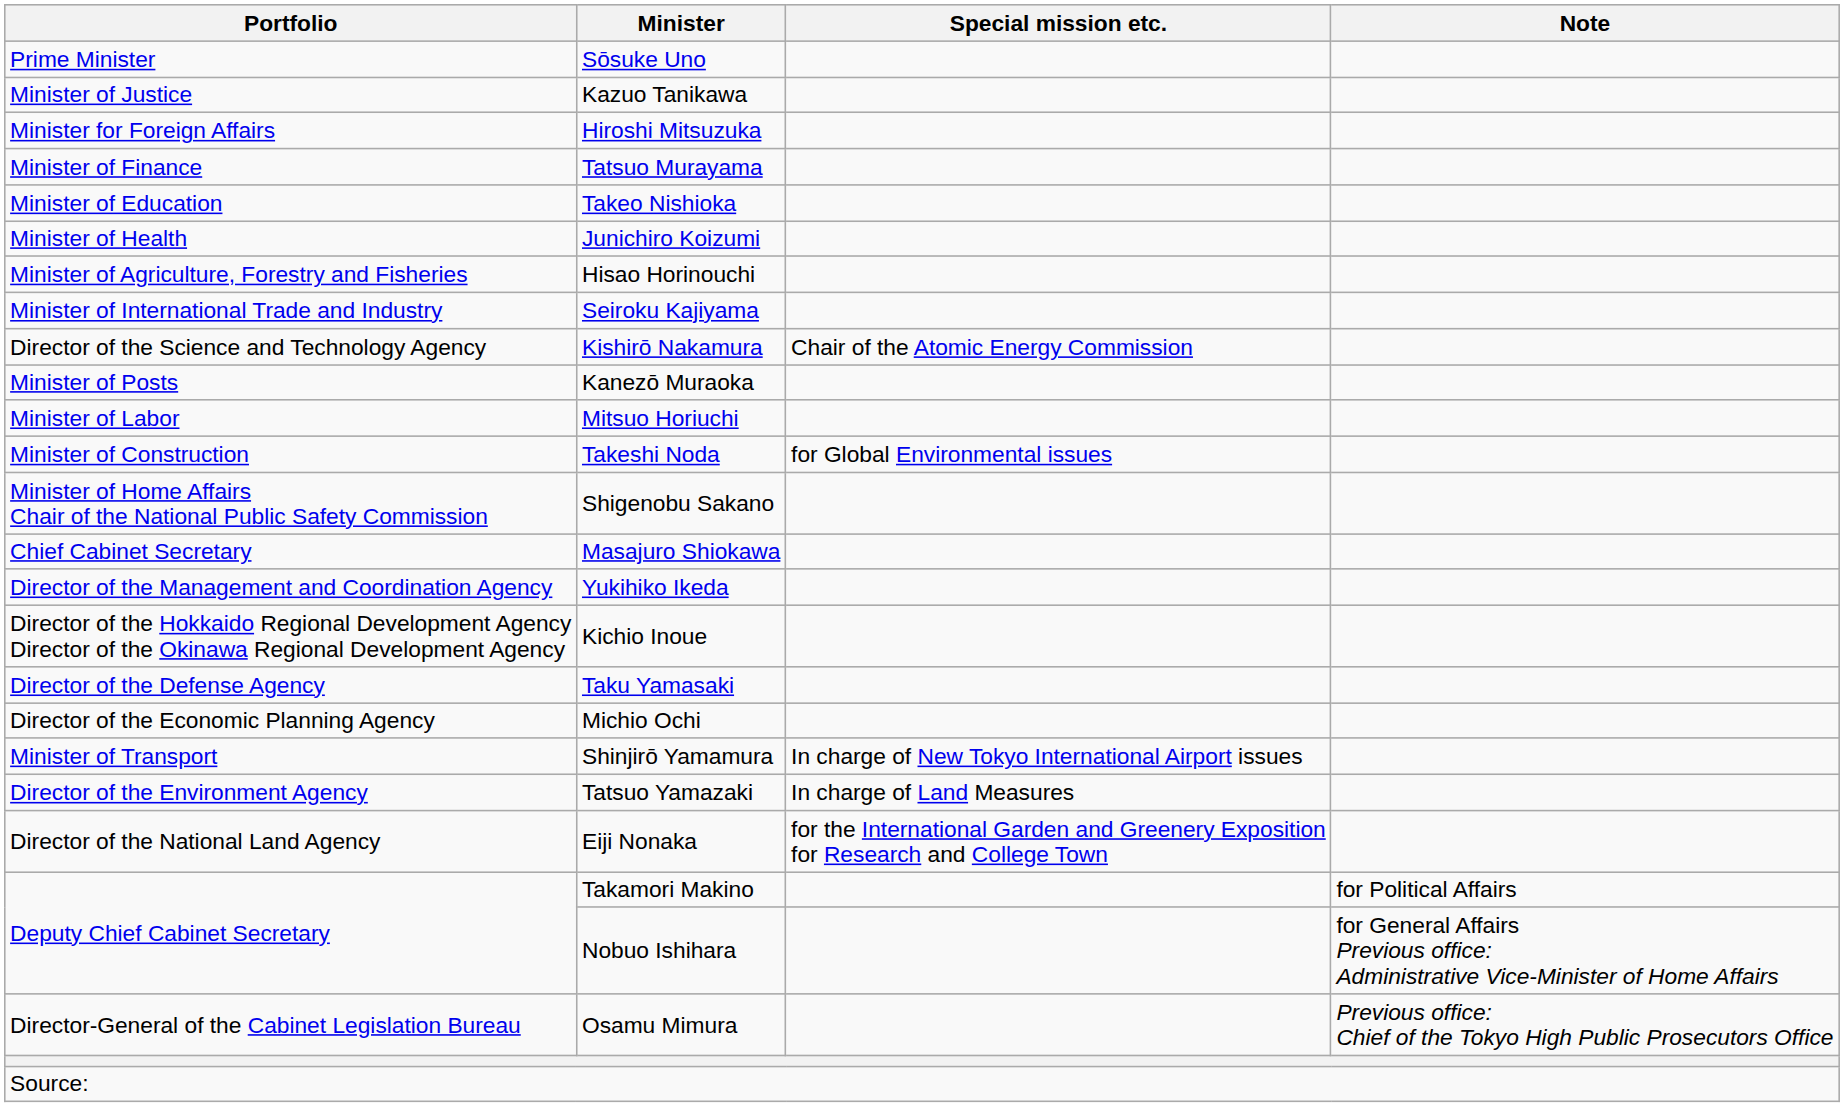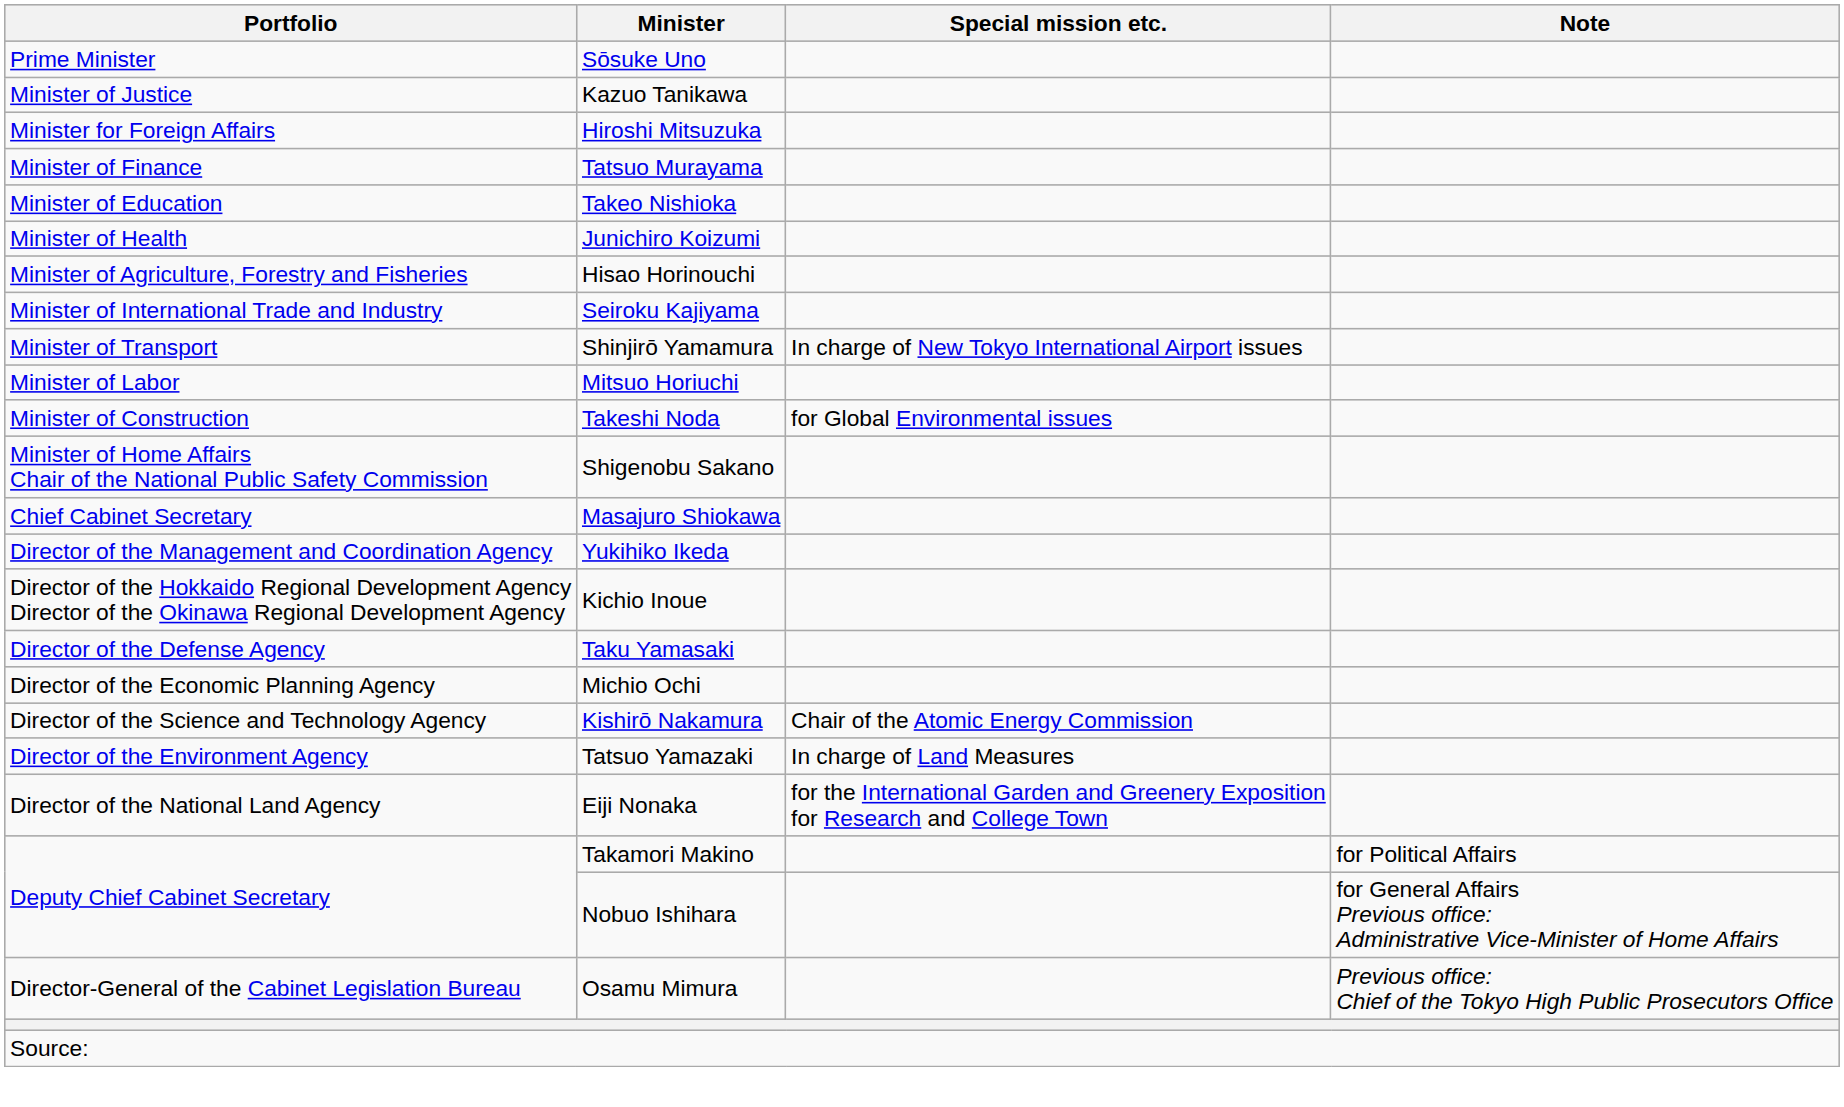rows swapped: (678, 757) <-> (672, 347)
- row: (668, 383)
